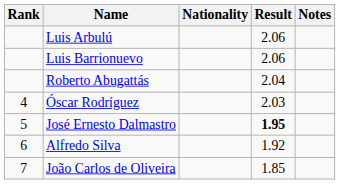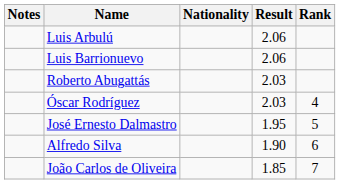columns swapped: (24, 15) <-> (315, 15)
(273, 80) 2.04 -> (274, 80) 2.03
(273, 124) bold -> (274, 124) normal
(273, 146) 1.92 -> (274, 146) 1.90
